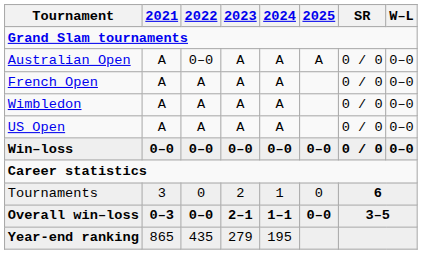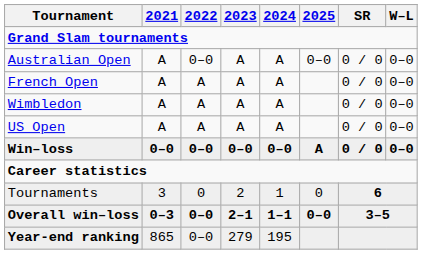(319, 60) A -> (319, 60) 0–0
(319, 149) 0–0 -> (319, 149) A
(201, 238) 435 -> (201, 238) 0–0
